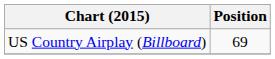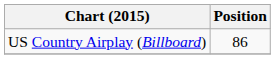(240, 41) 69 -> (240, 41) 86
